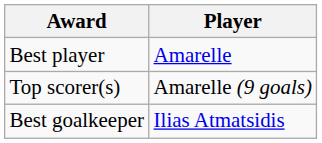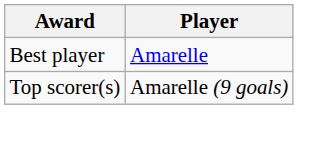- row: (77, 120)
